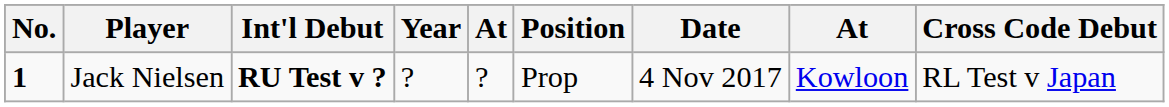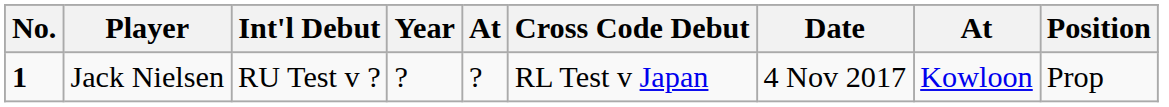columns swapped: (1040, 28) <-> (573, 28)
(312, 76) bold -> (309, 76) normal
